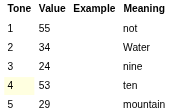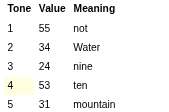- column: (94, 9)
(45, 105) 29 -> (45, 105) 31
